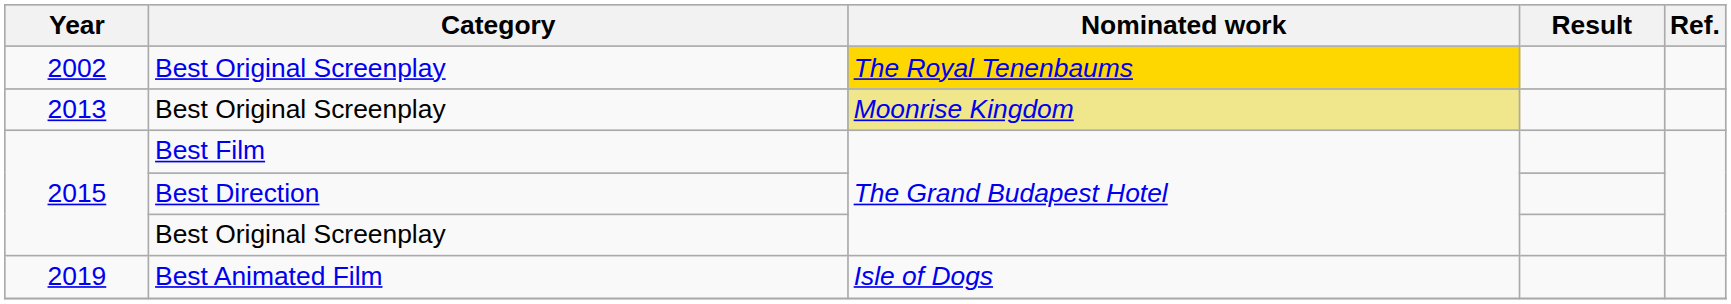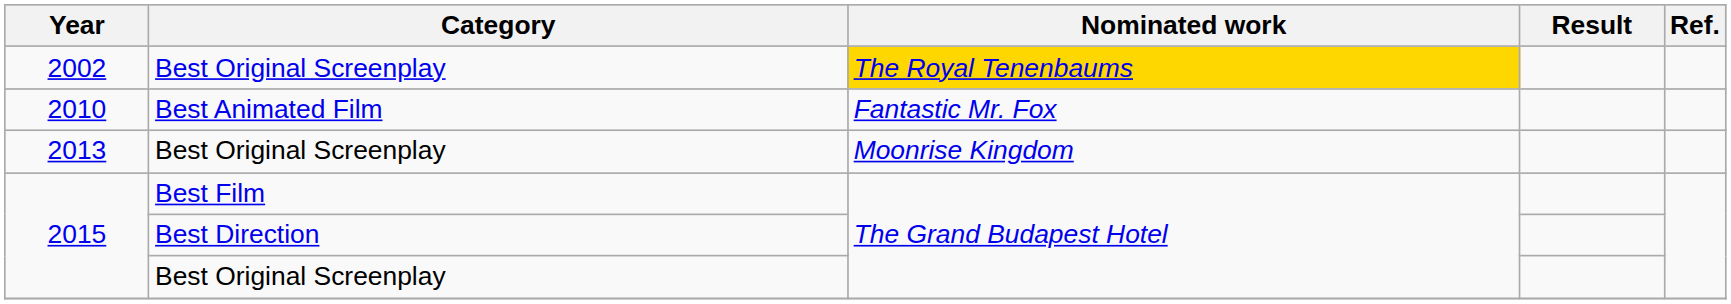+ row: (77, 109)
(964, 109) khaki background -> (964, 151) no background
- row: (77, 276)
